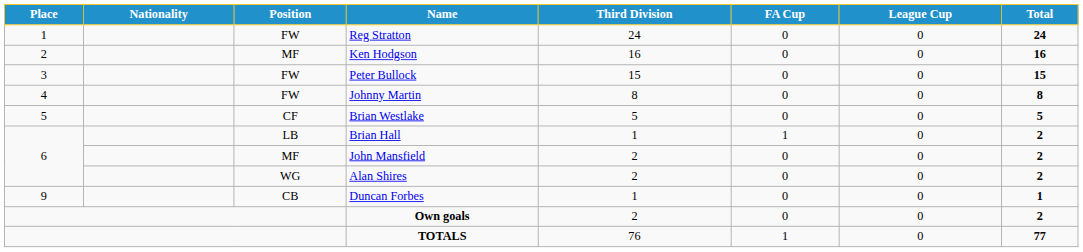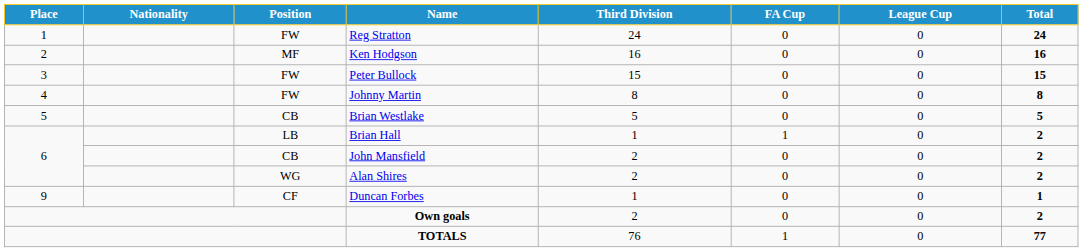(290, 115) CF -> (290, 115) CB
(290, 156) MF -> (290, 156) CB
(290, 196) CB -> (290, 196) CF
